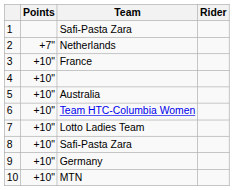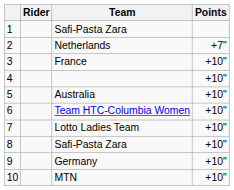columns swapped: (213, 12) <-> (39, 12)
